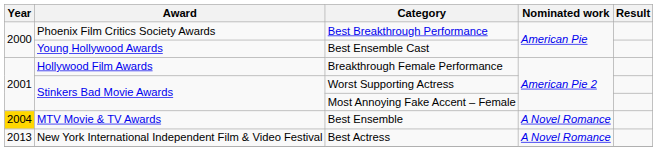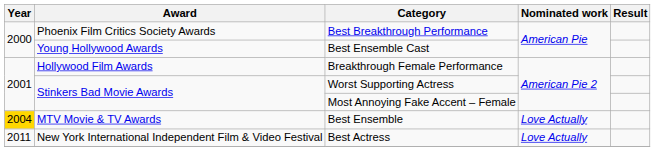(566, 119) A Novel Romance -> (554, 119) Love Actually
(19, 137) 2013 -> (19, 137) 2011
(566, 137) A Novel Romance -> (554, 137) Love Actually
